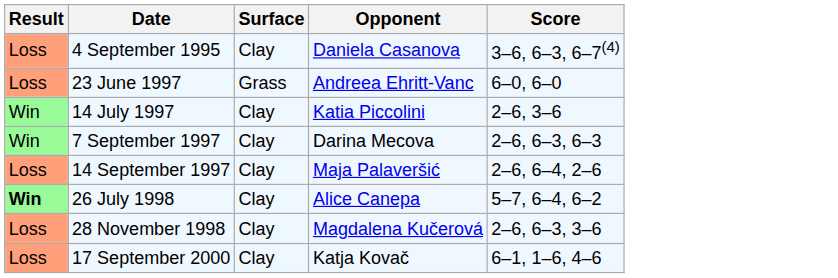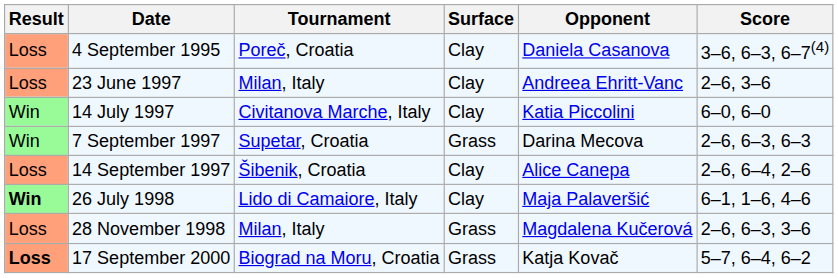+ column: (339, 18)
(263, 81) Grass -> (466, 81) Clay
(526, 81) 6–0, 6–0 -> (736, 81) 2–6, 3–6
(526, 111) 2–6, 3–6 -> (736, 111) 6–0, 6–0
(257, 140) Clay -> (472, 140) Grass
(376, 169) Maja Palaveršić -> (576, 169) Alice Canepa
(366, 198) Alice Canepa -> (586, 198) Maja Palaveršić
(546, 198) 5–7, 6–4, 6–2 -> (756, 198) 6–1, 1–6, 4–6
(257, 227) Clay -> (472, 227) Grass
(28, 257) normal -> (30, 257) bold
(257, 257) Clay -> (472, 257) Grass
(546, 257) 6–1, 1–6, 4–6 -> (756, 257) 5–7, 6–4, 6–2
